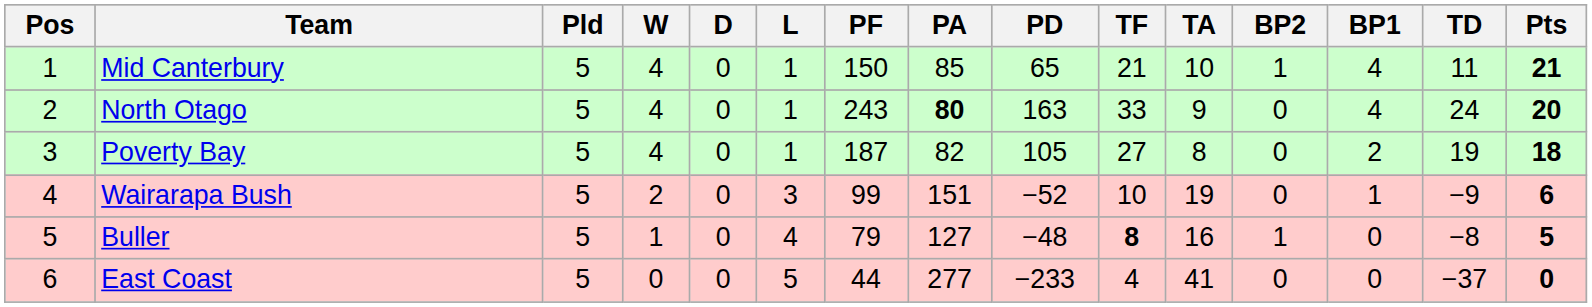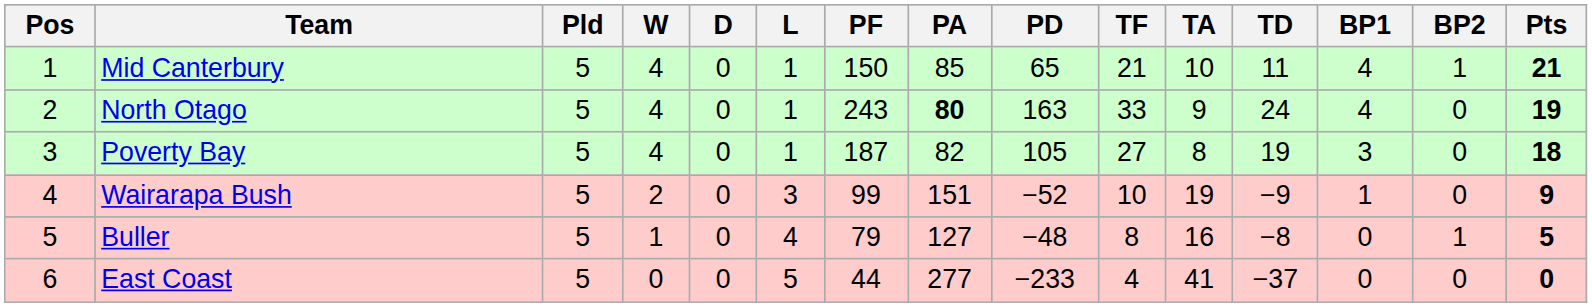columns swapped: (1464, 25) <-> (1280, 25)
(1547, 110) 20 -> (1547, 110) 19
(1375, 152) 2 -> (1365, 152) 3
(1547, 195) 6 -> (1547, 195) 9
(1132, 237) bold -> (1132, 237) normal
